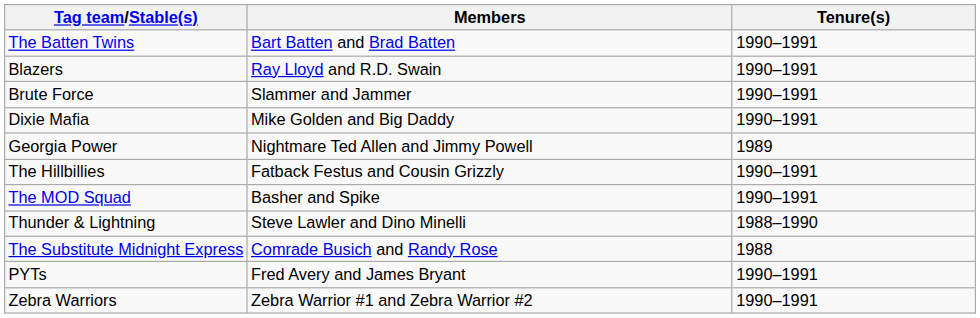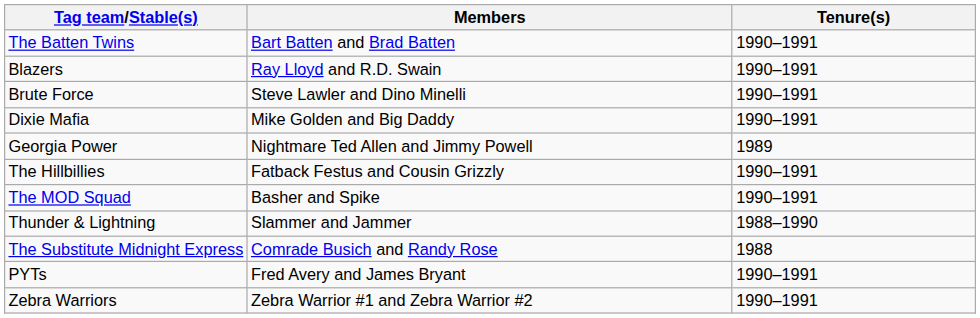(331, 94) Slammer and Jammer -> (358, 94) Steve Lawler and Dino Minelli
(358, 223) Steve Lawler and Dino Minelli -> (331, 223) Slammer and Jammer
